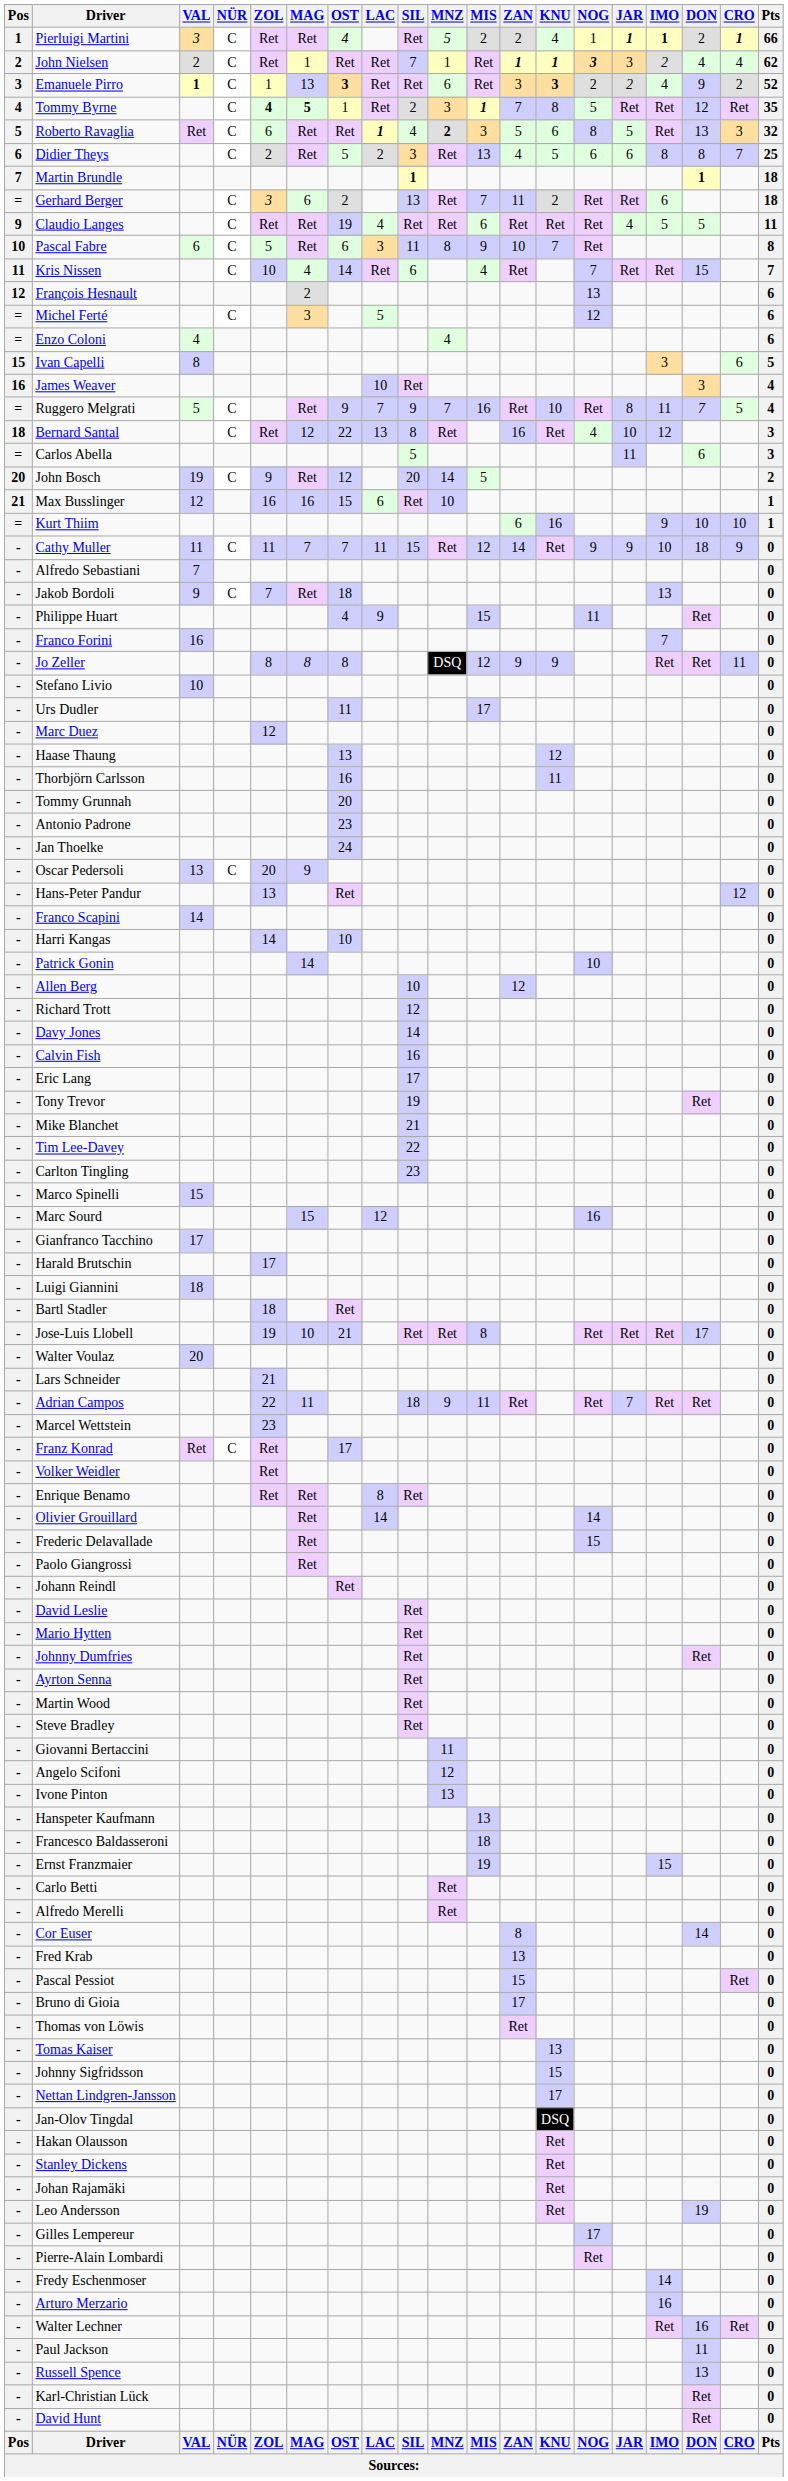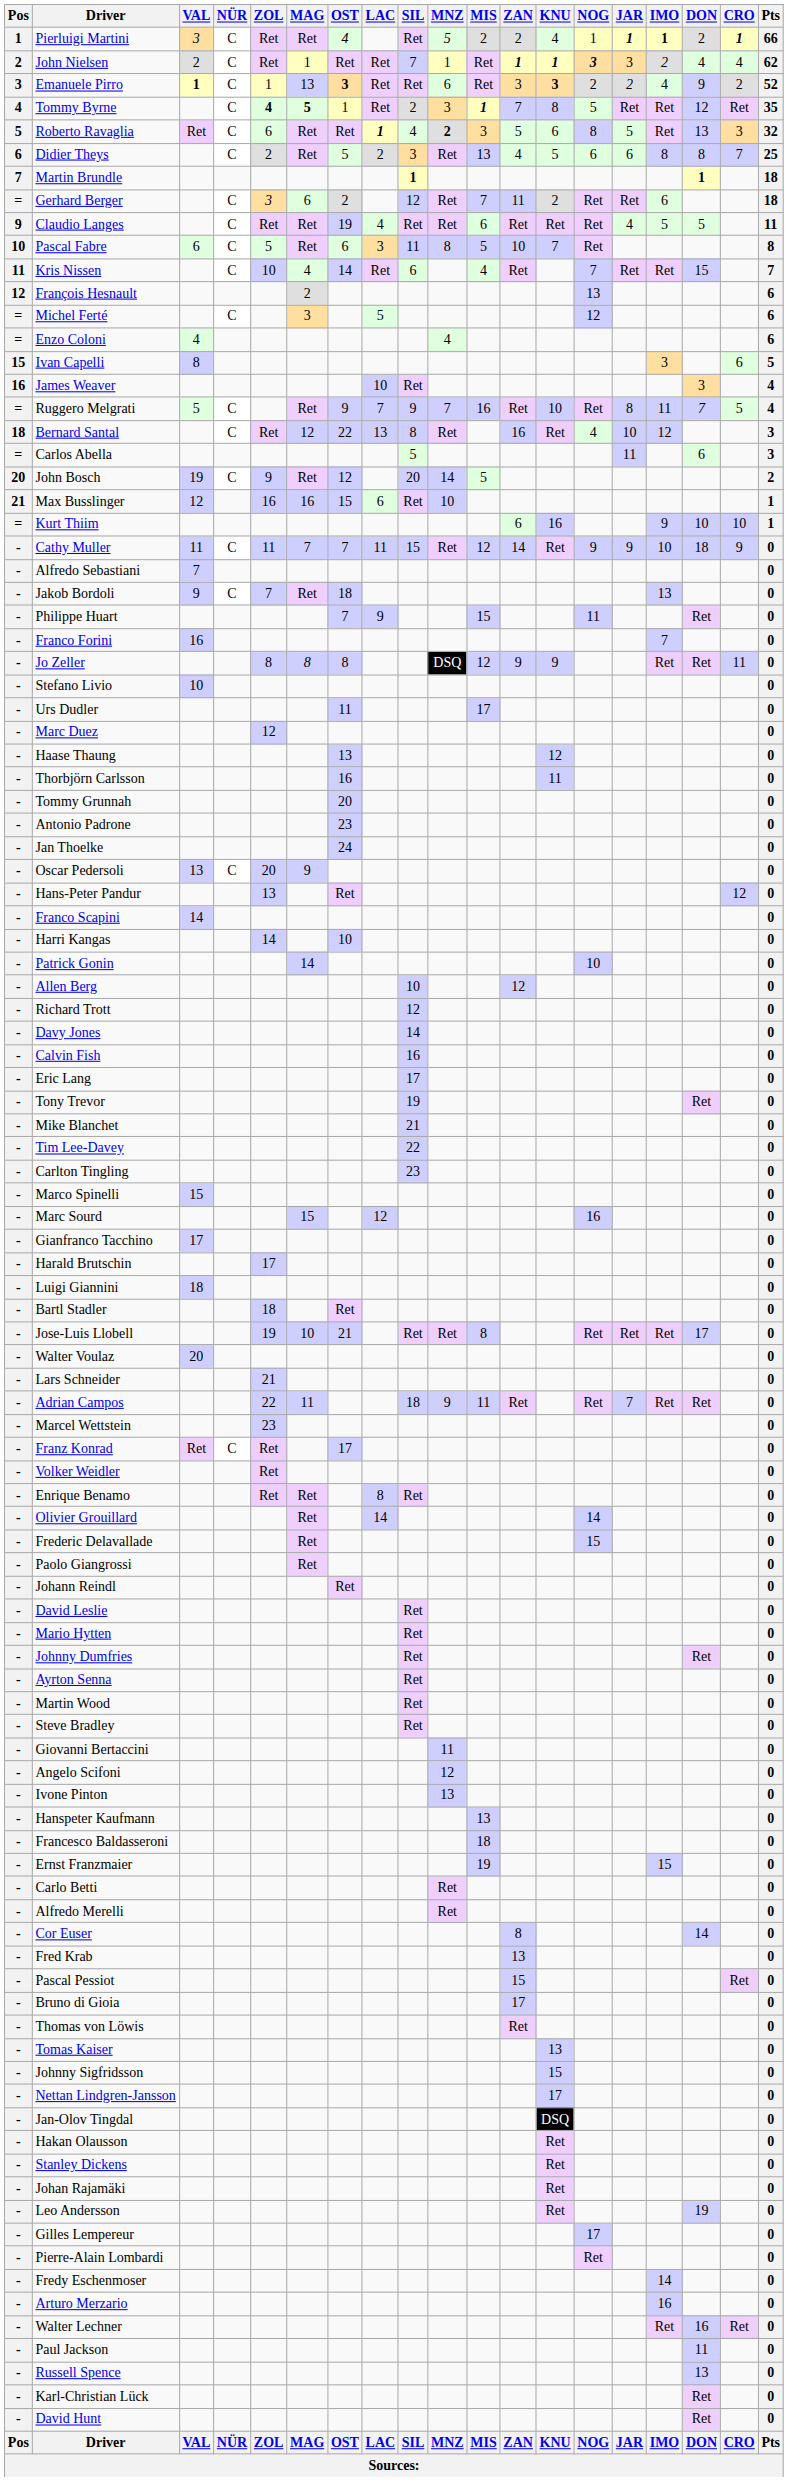(413, 200) 13 -> (413, 200) 12
(483, 246) 9 -> (483, 246) 5
(345, 616) 4 -> (345, 616) 7
